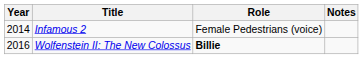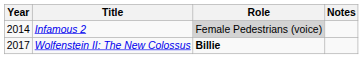(259, 29) no background -> (259, 29) lightgrey background
(18, 45) 2016 -> (18, 45) 2017
